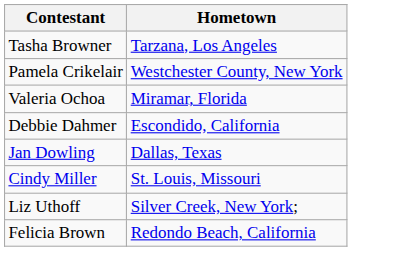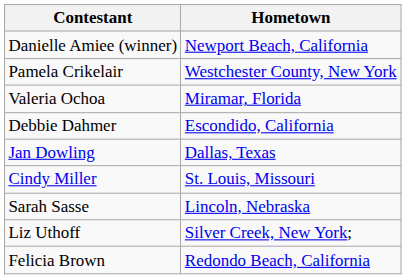- row: (60, 44)
+ row: (93, 44)
+ row: (49, 206)
